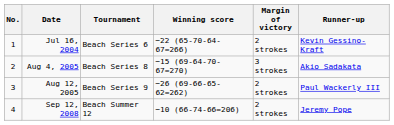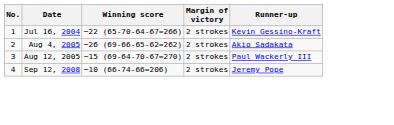- column: (117, 20)
(188, 67) −15 (69-64-70-67=270) -> (133, 45) −26 (69-66-65-62=262)
(271, 67) 3 strokes -> (207, 45) 2 strokes
(188, 88) −26 (69-66-65-62=262) -> (133, 57) −15 (69-64-70-67=270)
